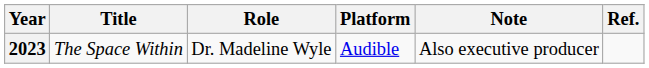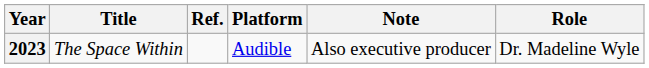columns swapped: (261, 19) <-> (623, 19)
